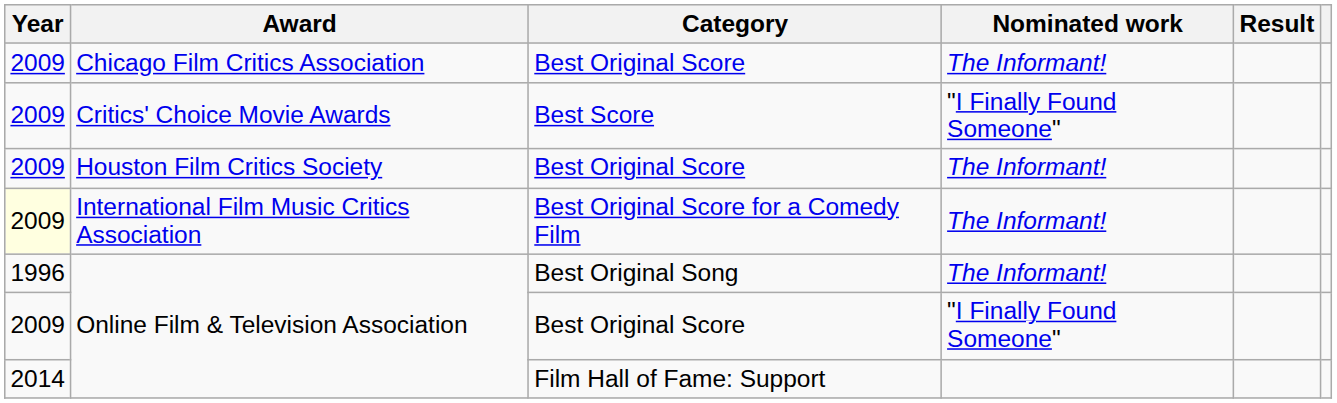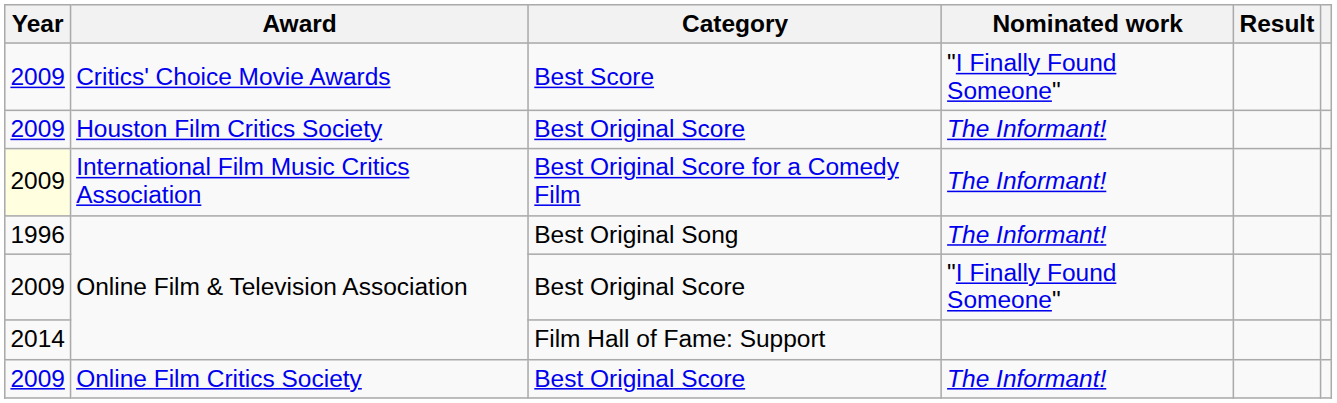- row: (250, 62)
+ row: (219, 378)
